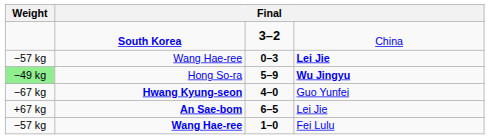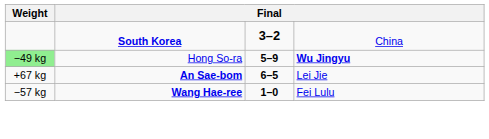- row: (269, 59)
- row: (269, 92)
